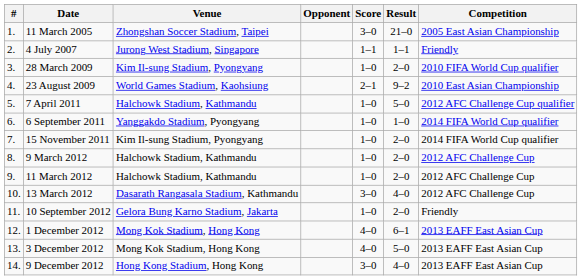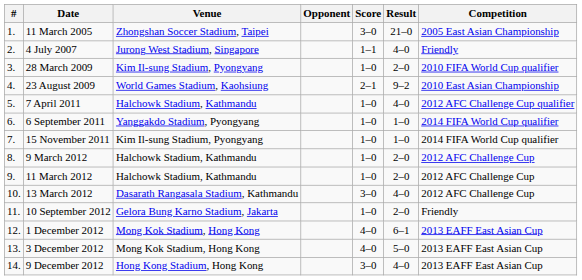(401, 50) 1–1 -> (401, 50) 4–0
(401, 104) 5–0 -> (401, 104) 4–0
(401, 140) 2–0 -> (401, 140) 1–0
